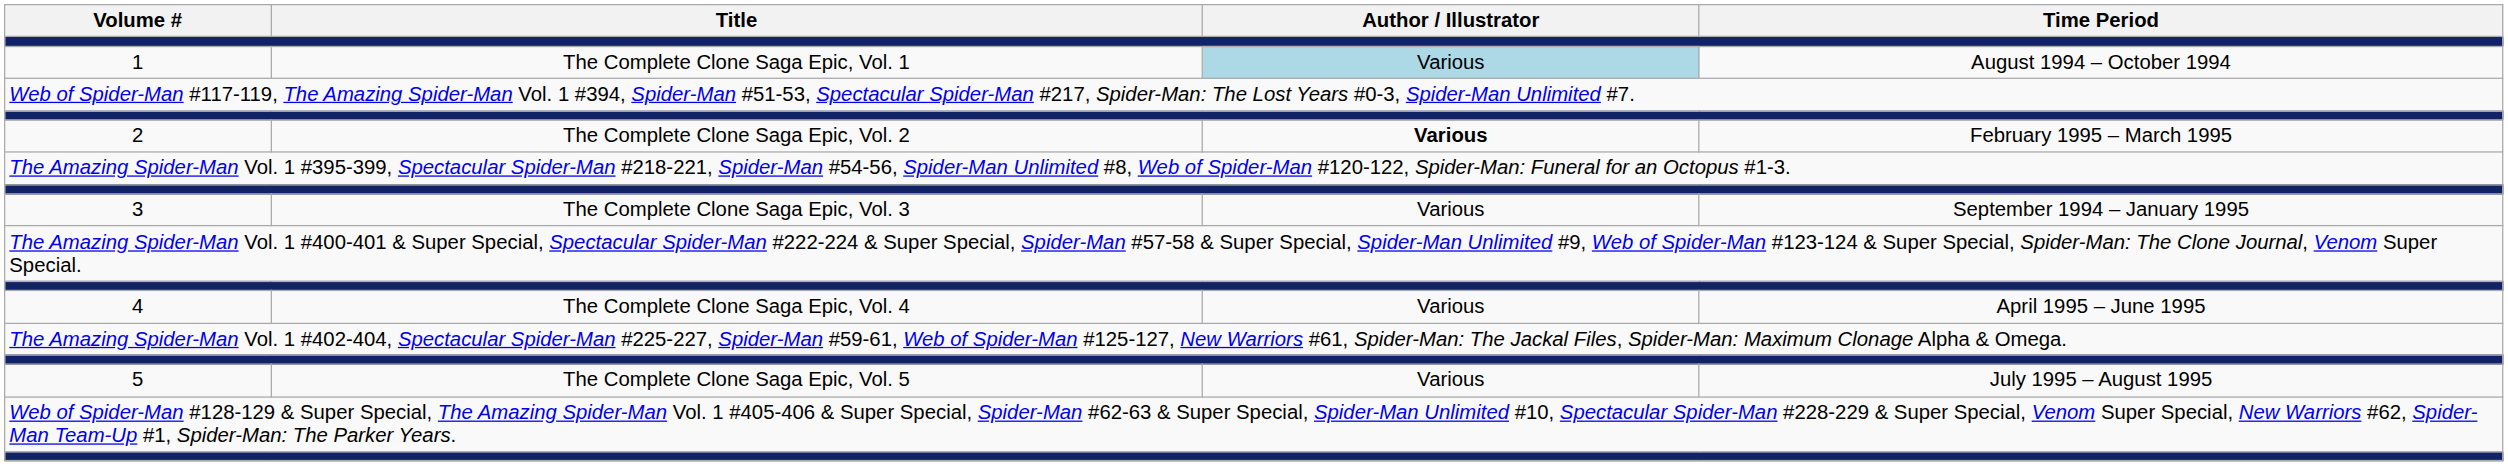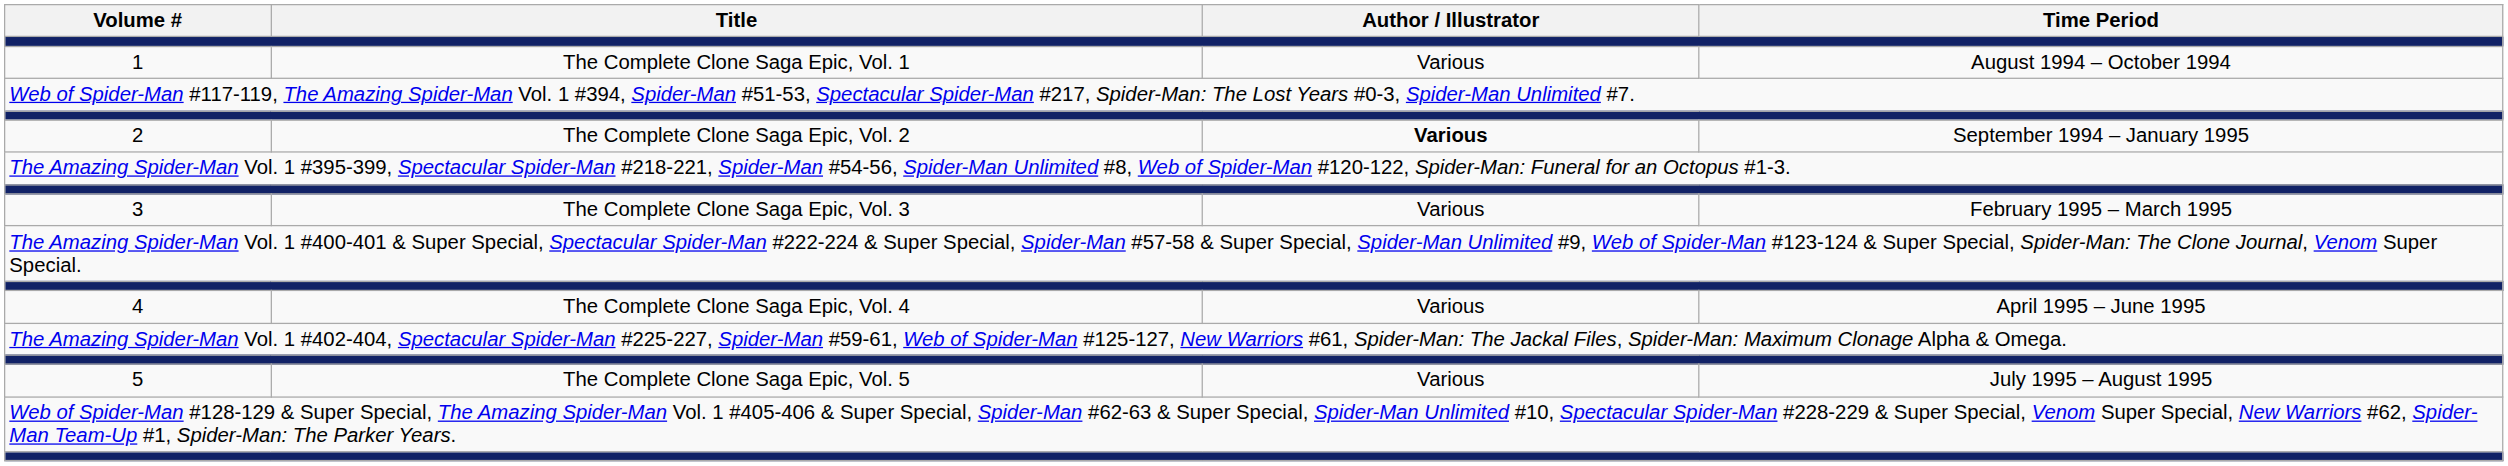(1451, 62) lightblue background -> (1451, 62) no background
(2101, 136) February 1995 – March 1995 -> (2101, 136) September 1994 – January 1995
(2101, 209) September 1994 – January 1995 -> (2101, 209) February 1995 – March 1995
